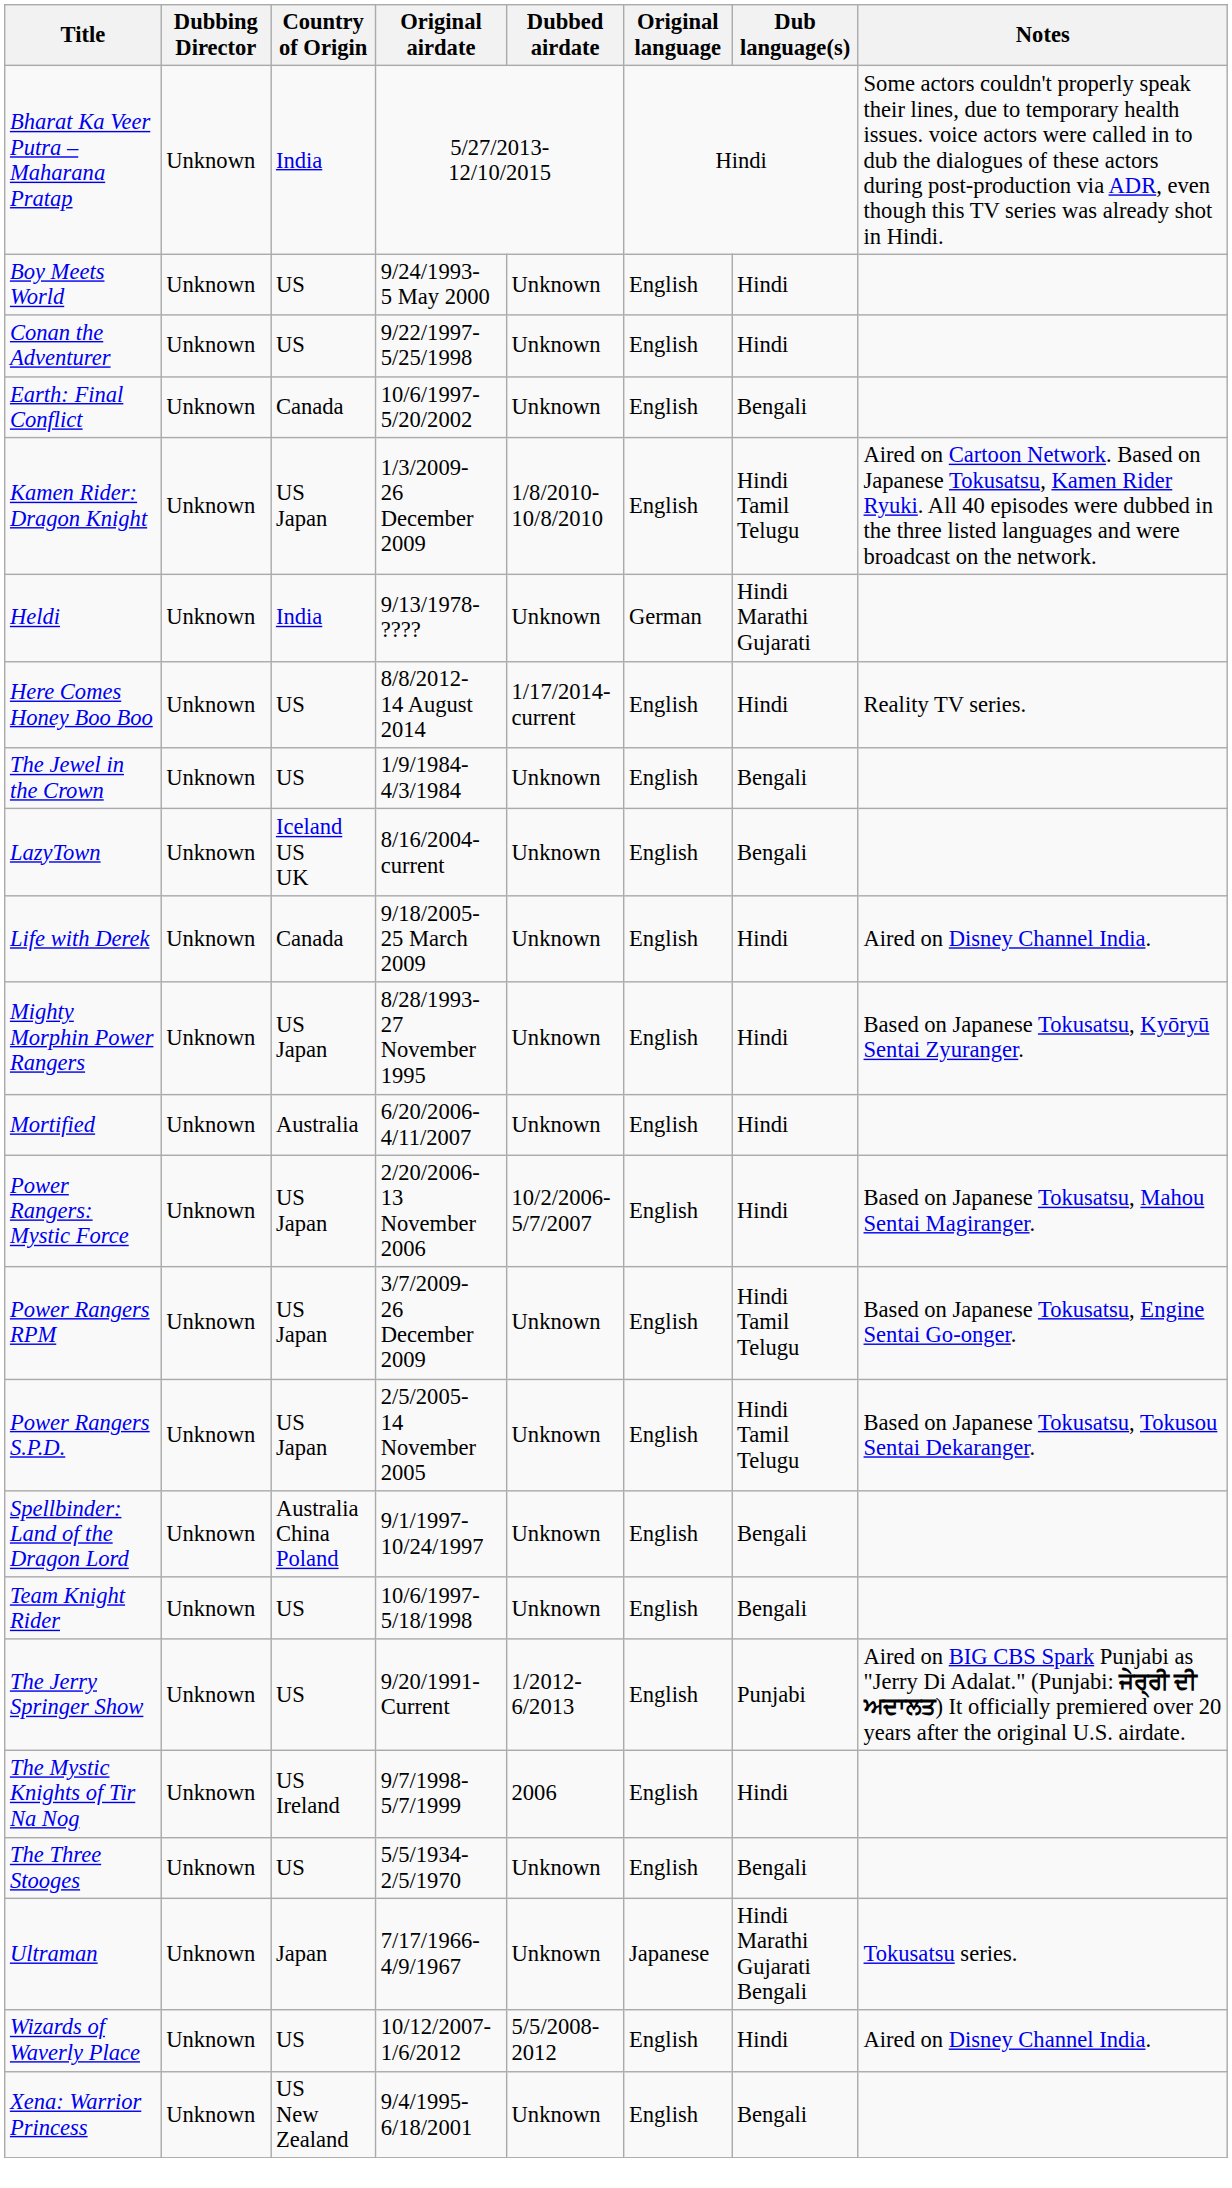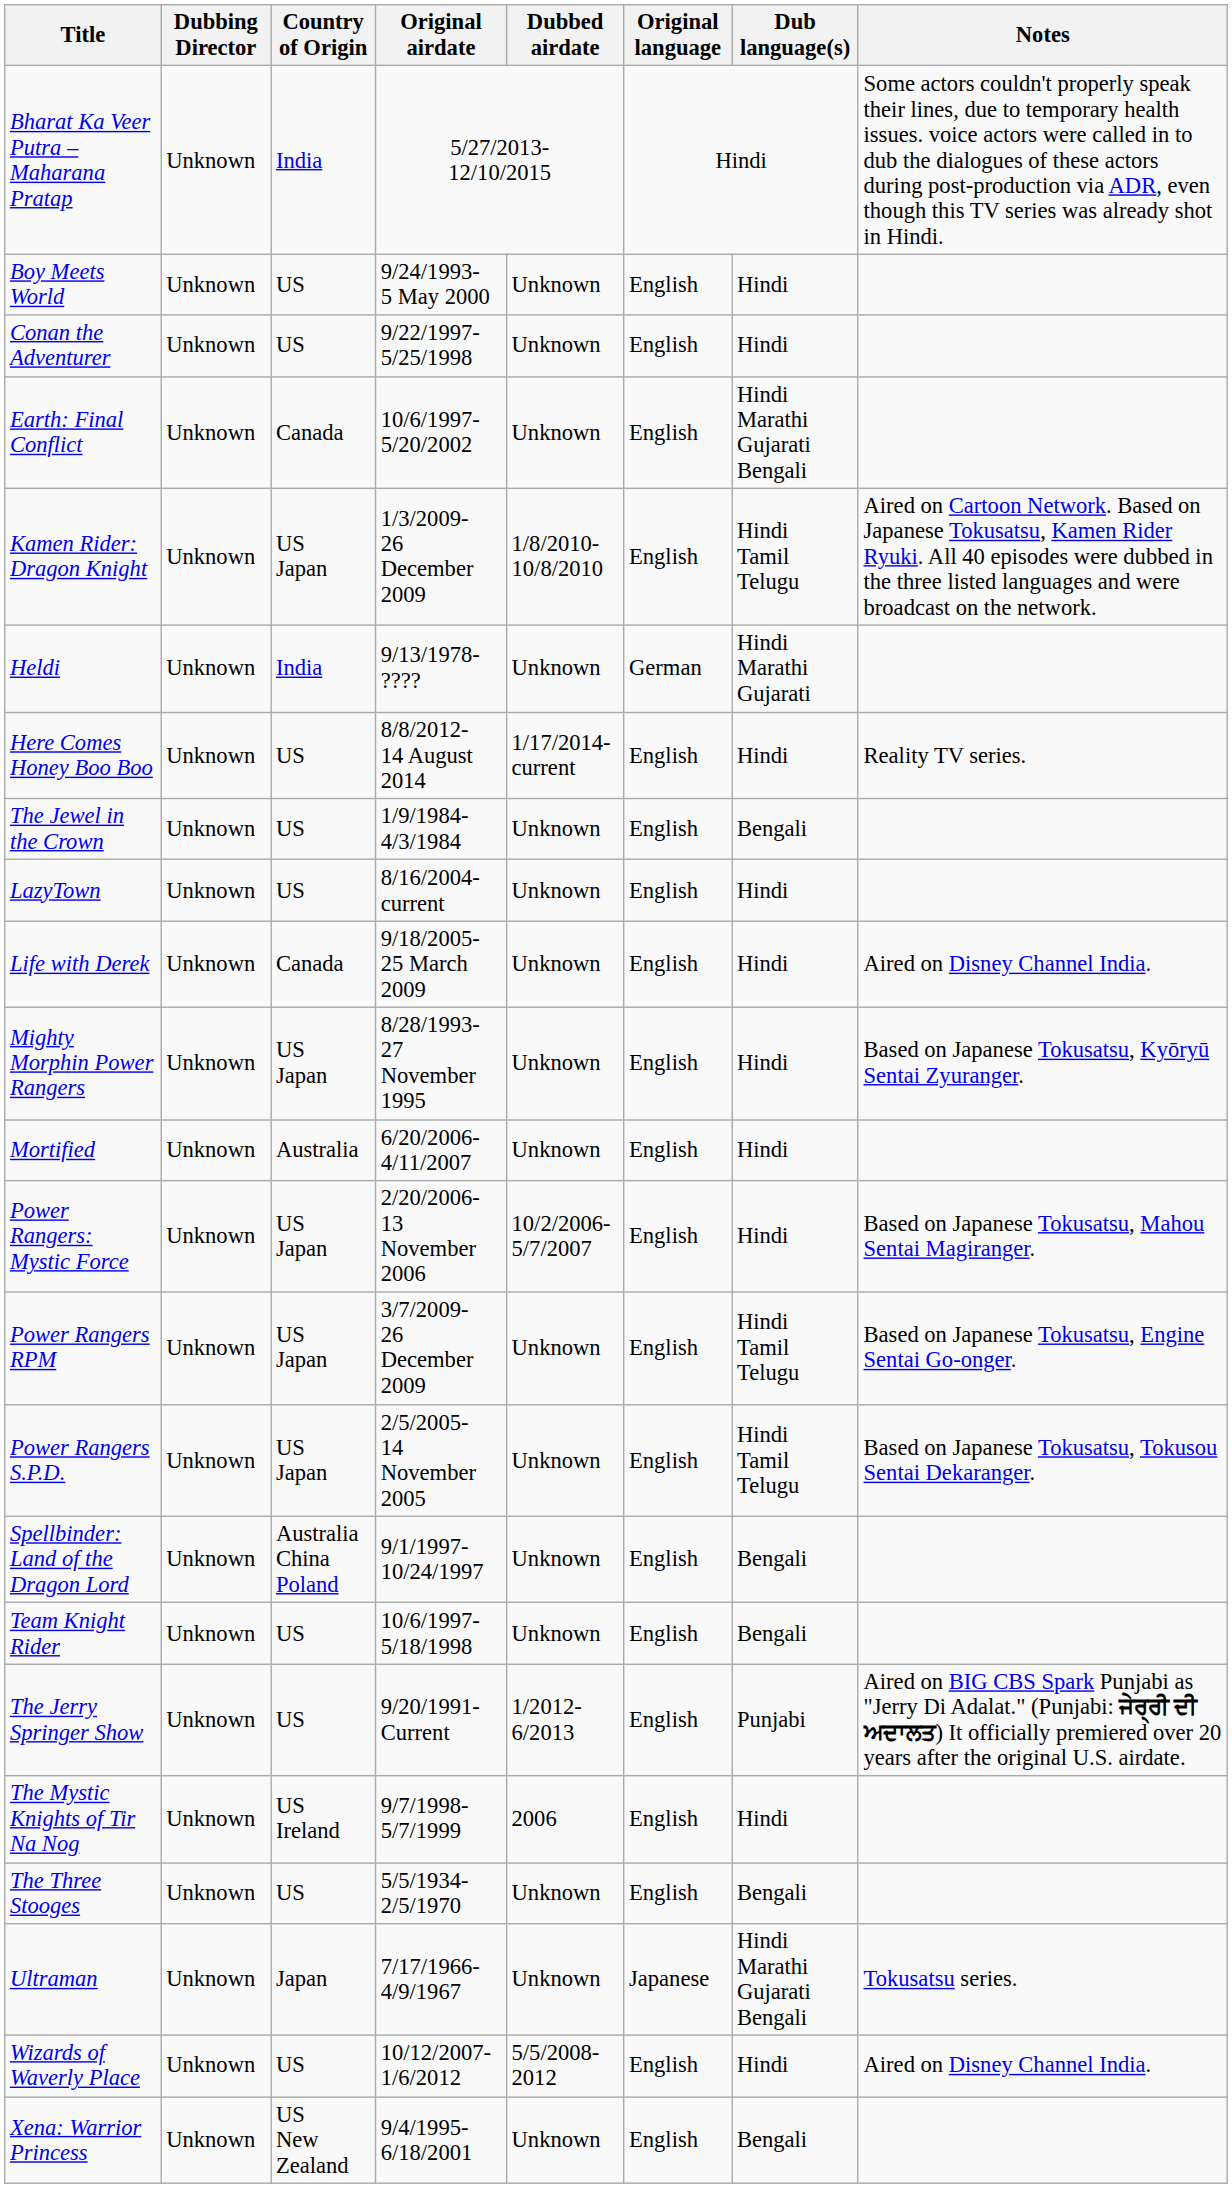(772, 406) Bengali -> (774, 431) Hindi Marathi Gujarati Bengali
(309, 851) Iceland US UK -> (290, 890) US
(772, 851) Bengali -> (763, 890) Hindi
